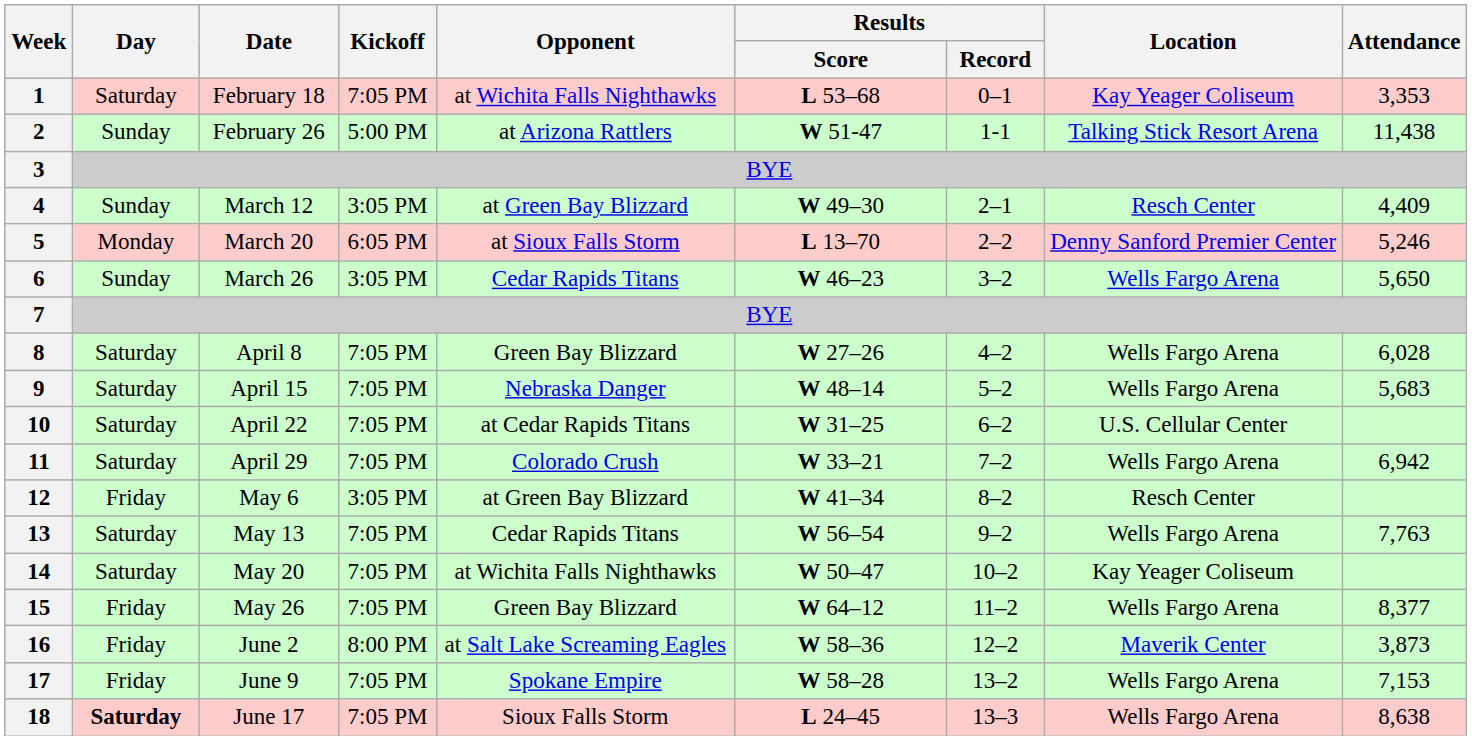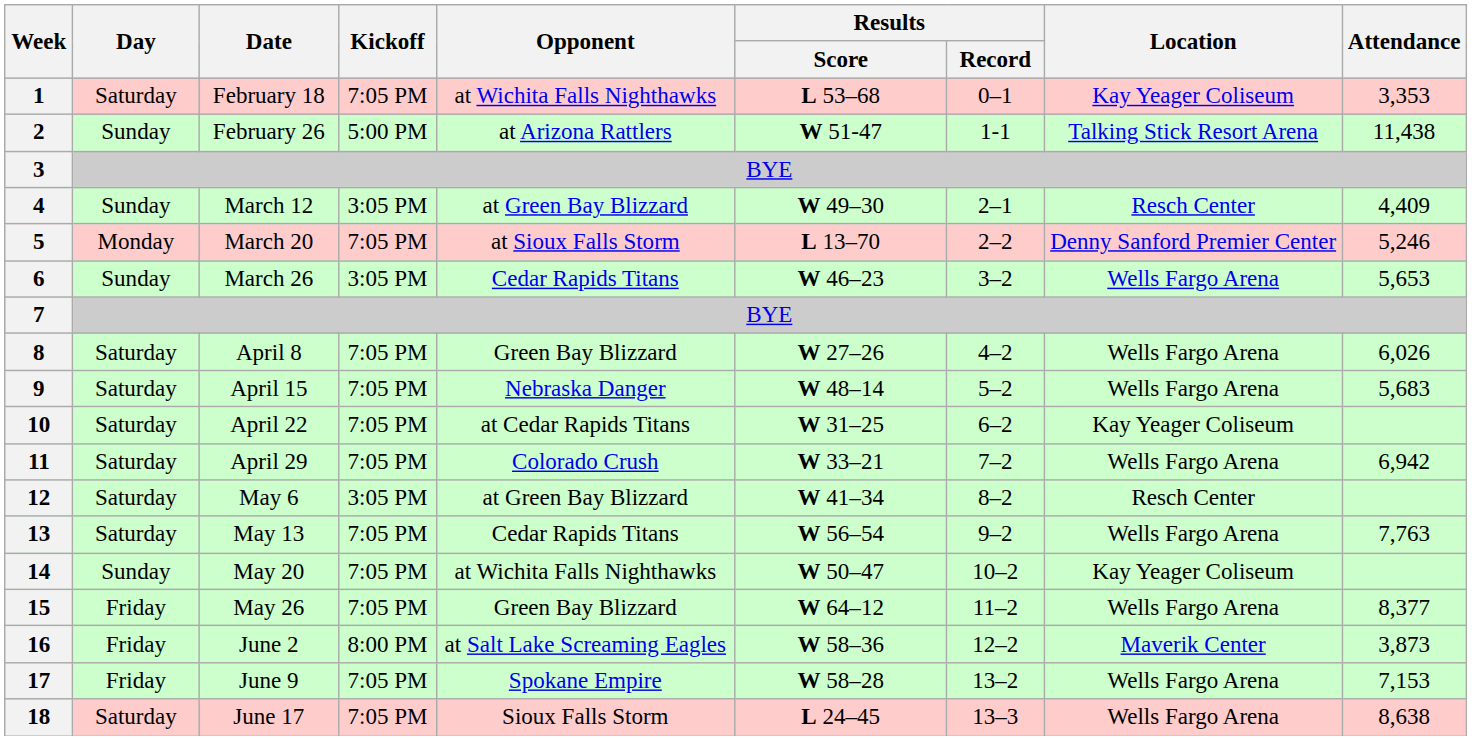(387, 242) 6:05 PM -> (387, 242) 7:05 PM
(1404, 278) 5,650 -> (1404, 278) 5,653
(1404, 351) 6,028 -> (1404, 351) 6,026
(1193, 424) U.S. Cellular Center -> (1193, 424) Kay Yeager Coliseum
(136, 497) Friday -> (136, 497) Saturday
(136, 570) Saturday -> (136, 570) Sunday
(136, 717) bold -> (136, 717) normal
